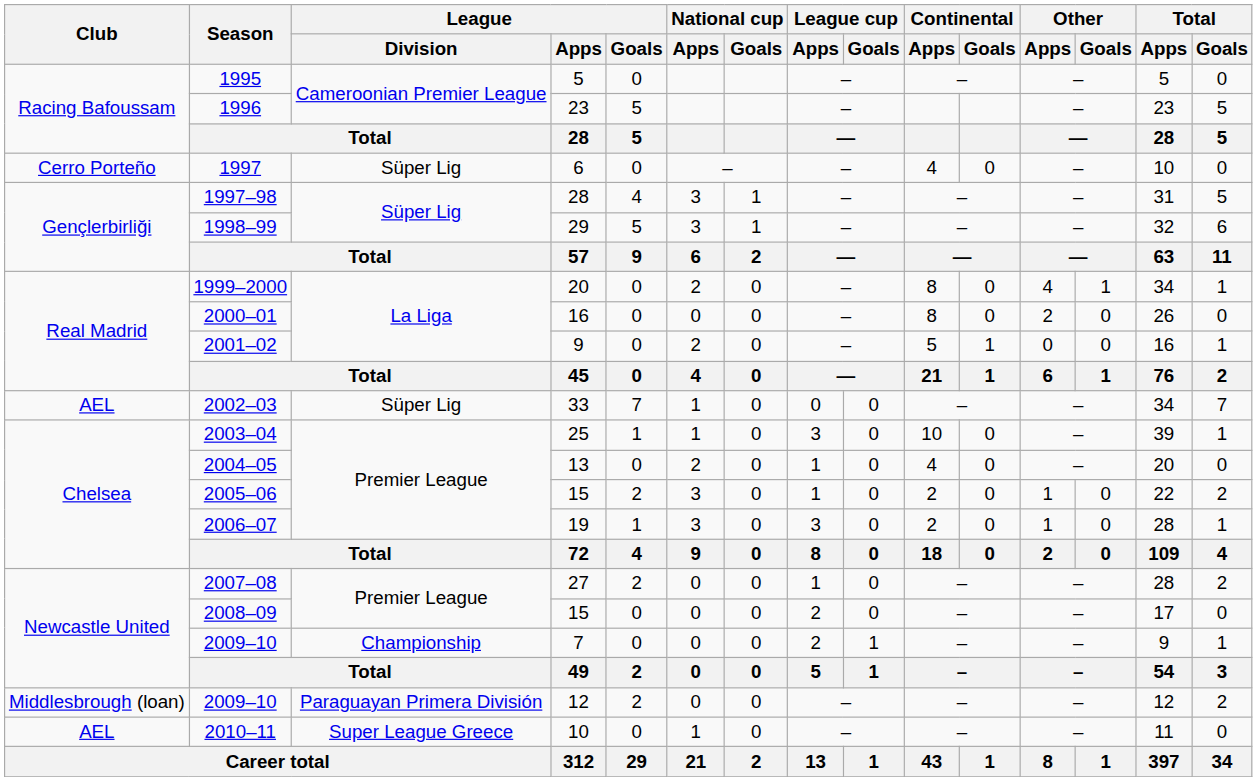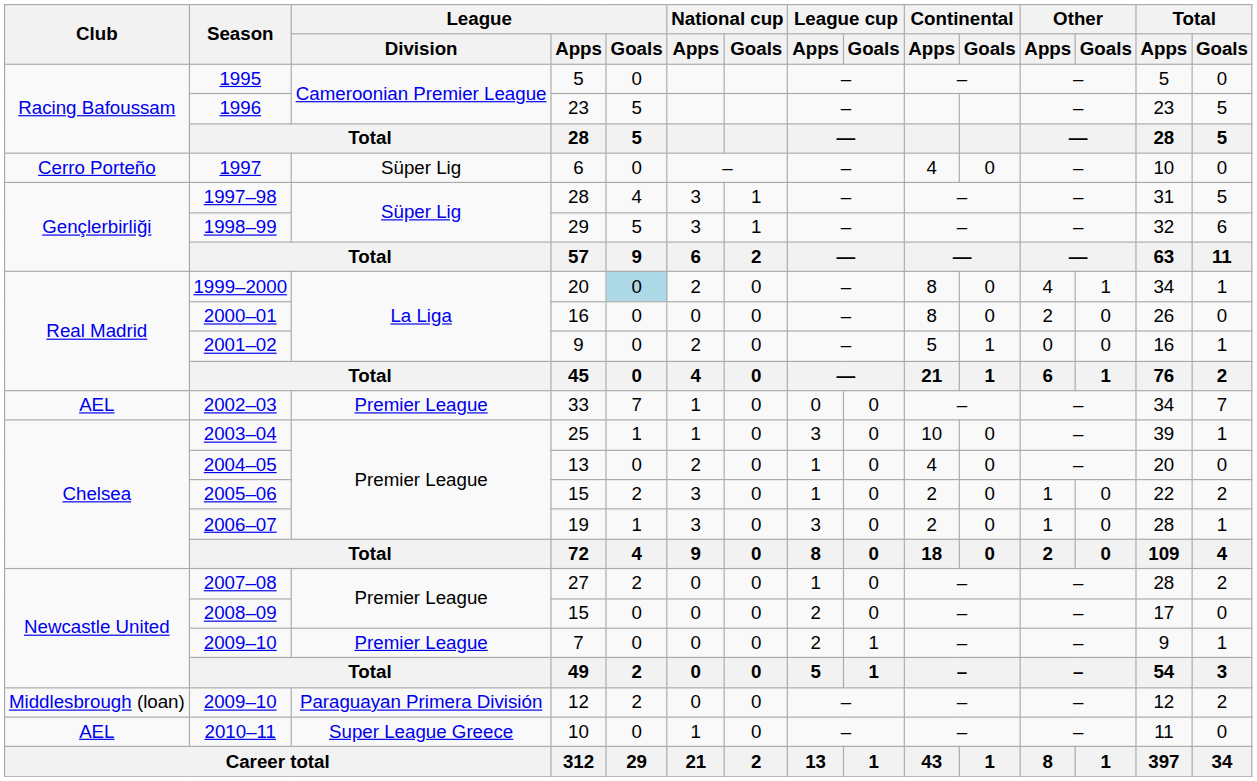(637, 286) no background -> (637, 286) lightblue background
(421, 405) Süper Lig -> (421, 405) Premier League
(421, 642) Championship -> (421, 642) Premier League
